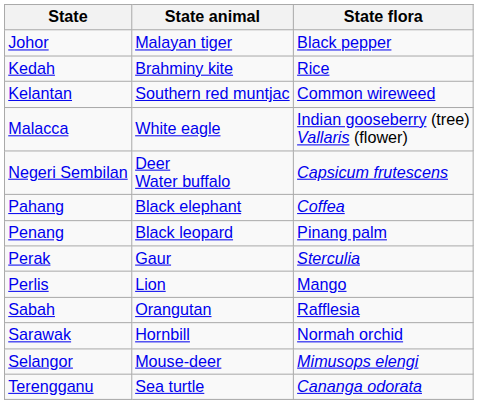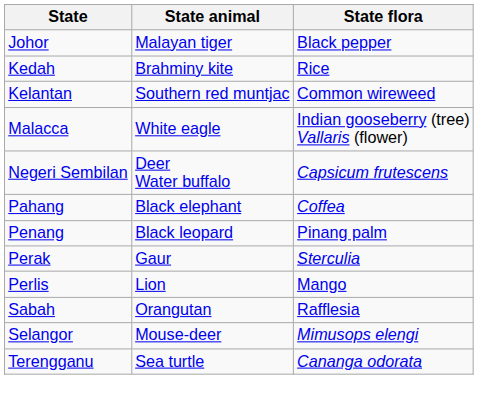- row: (40, 335)
